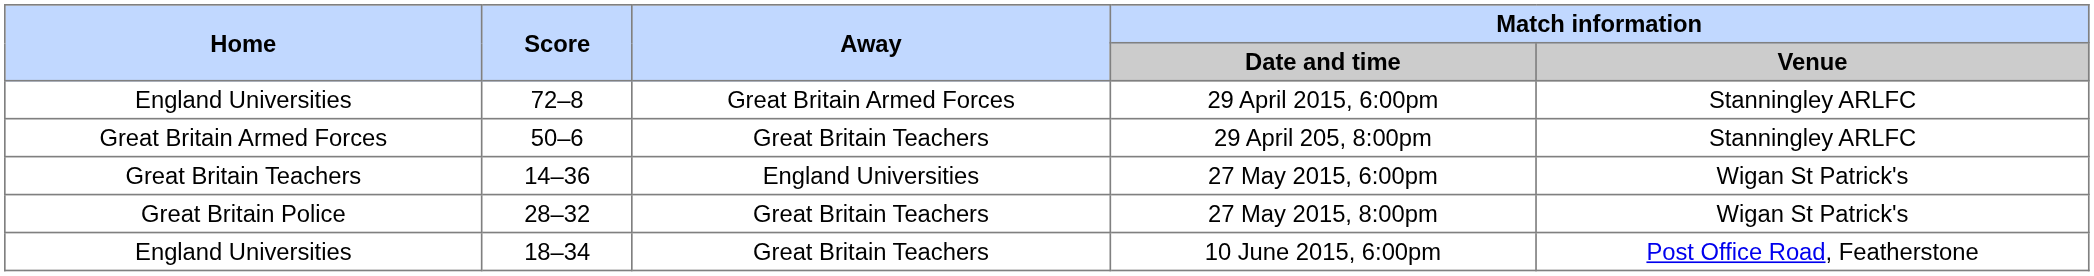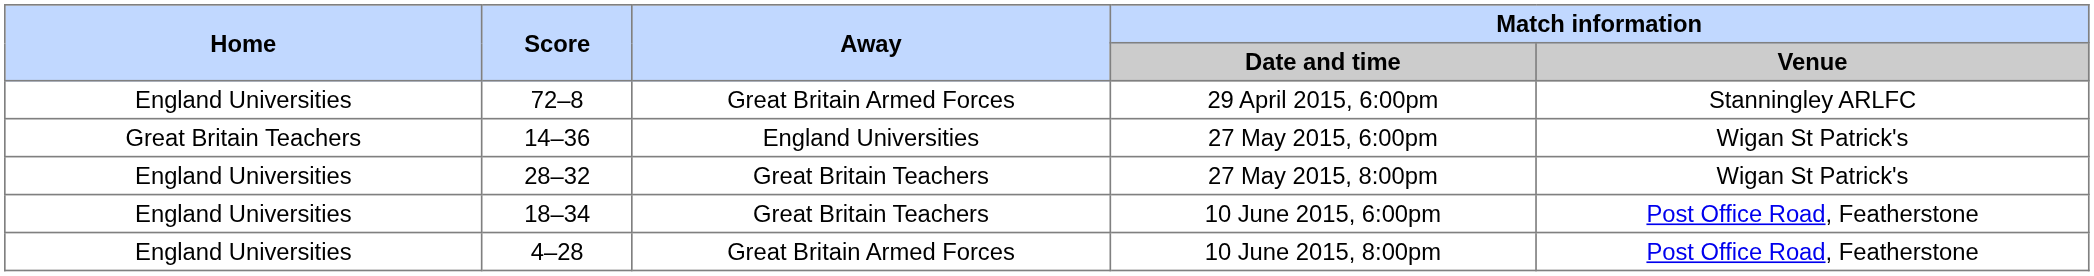- row: (1323, 138)
(243, 214) Great Britain Police -> (243, 176) England Universities
+ row: (1323, 251)
